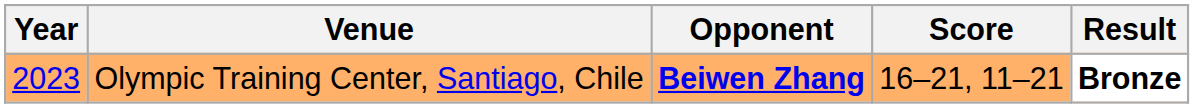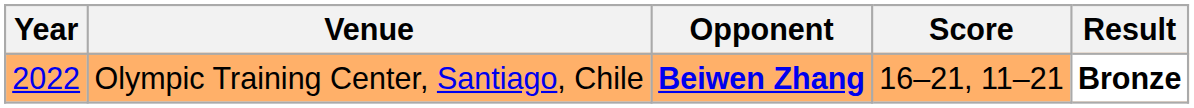(46, 78) 2023 -> (46, 78) 2022
